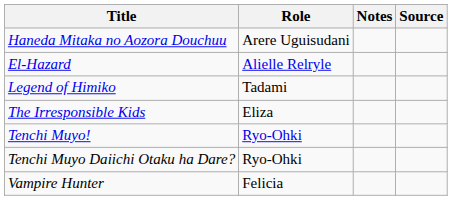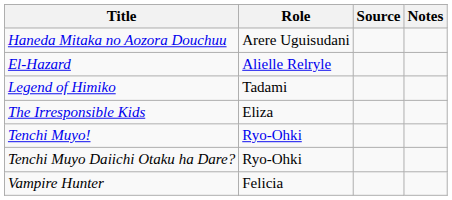columns swapped: (374, 16) <-> (421, 16)
